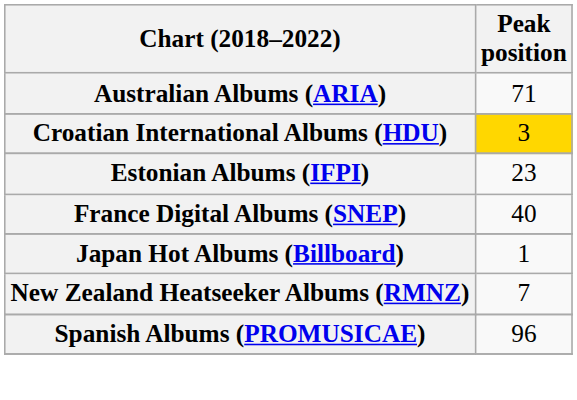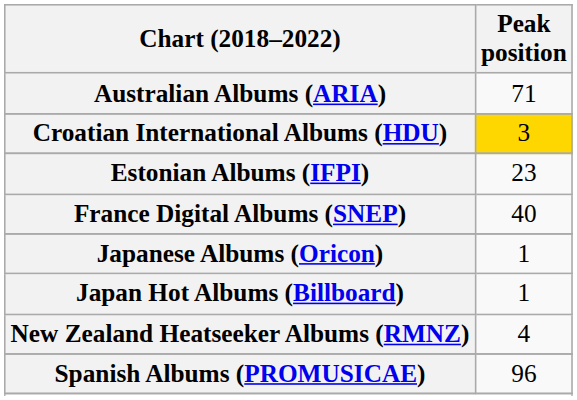+ row: (240, 253)
(524, 293) 7 -> (524, 333) 4
